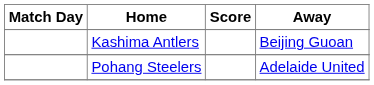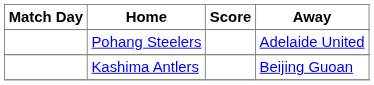rows swapped: (146, 67) <-> (145, 42)
